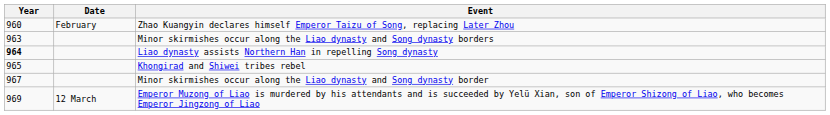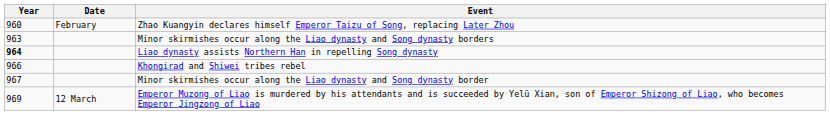(14, 66) 965 -> (14, 66) 966
